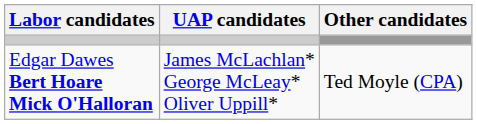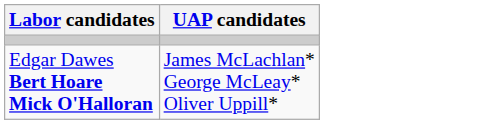- column: (396, 19)
